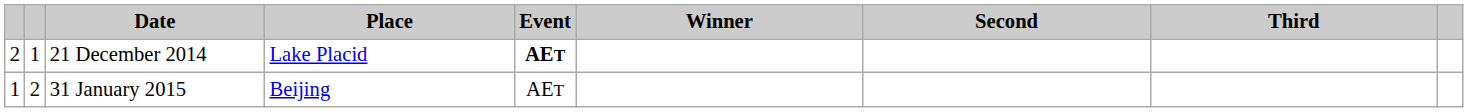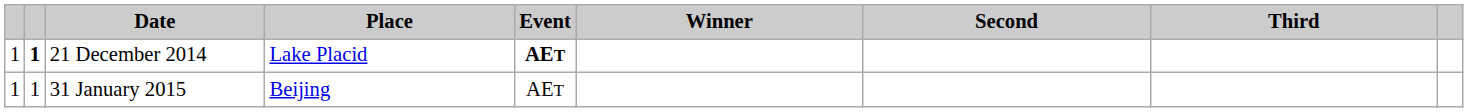(15, 54) 2 -> (15, 54) 1
(35, 54) normal -> (35, 54) bold
(35, 88) 2 -> (35, 88) 1
